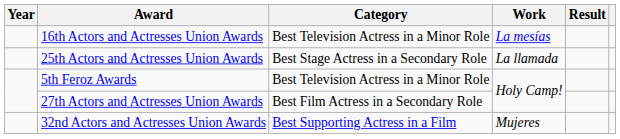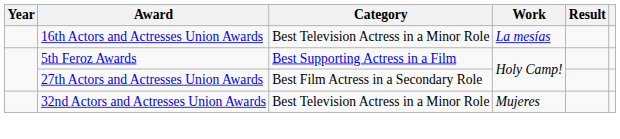- row: (152, 58)
(381, 79) Best Television Actress in a Minor Role -> (364, 58) Best Supporting Actress in a Film
(364, 123) Best Supporting Actress in a Film -> (381, 101) Best Television Actress in a Minor Role
